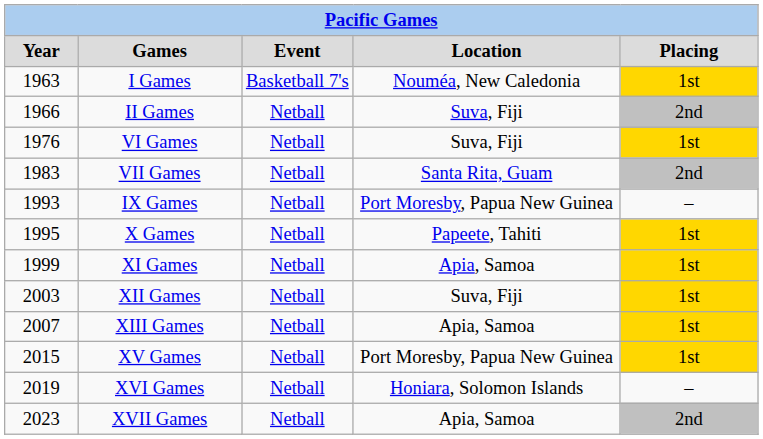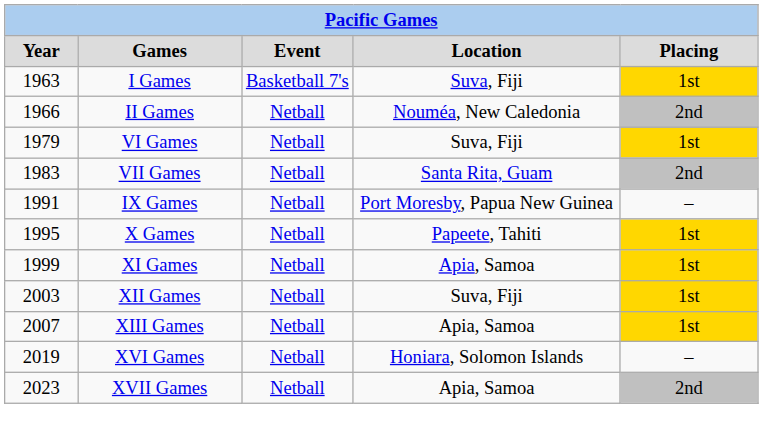(487, 81) Nouméa, New Caledonia -> (487, 81) Suva, Fiji
(487, 112) Suva, Fiji -> (487, 112) Nouméa, New Caledonia
(41, 142) 1976 -> (41, 142) 1979
(41, 204) 1993 -> (41, 204) 1991
- row: (160, 357)
